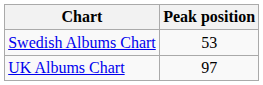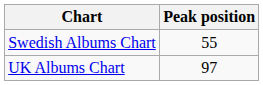(209, 42) 53 -> (209, 42) 55
